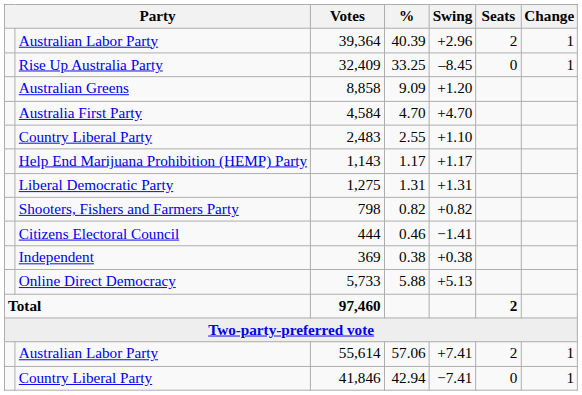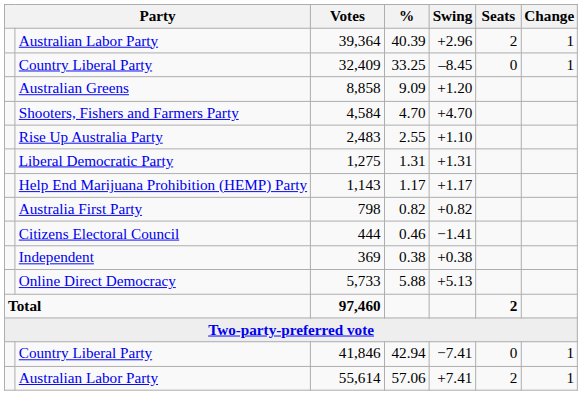(91, 64) Rise Up Australia Party -> (85, 64) Country Liberal Party
(80, 112) Australia First Party -> (129, 112) Shooters, Fishers and Farmers Party
(85, 137) Country Liberal Party -> (91, 137) Rise Up Australia Party
rows swapped: (364, 185) <-> (364, 161)
(129, 209) Shooters, Fishers and Farmers Party -> (80, 209) Australia First Party
rows swapped: (360, 354) <-> (360, 378)
